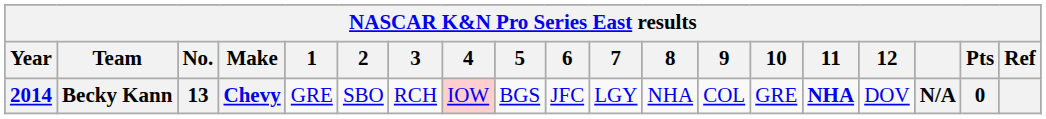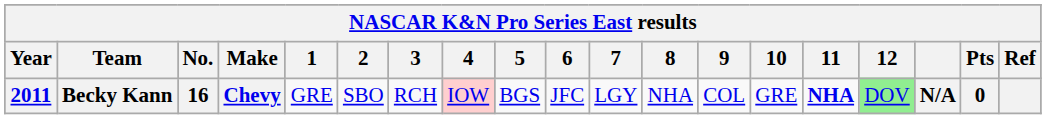(31, 95) 2014 -> (31, 95) 2011
(198, 95) 13 -> (198, 95) 16
(887, 95) no background -> (887, 95) lightgreen background
